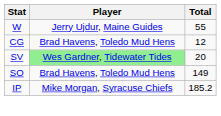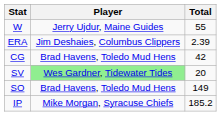+ row: (18, 42)
(200, 42) 12 -> (200, 57) 42
